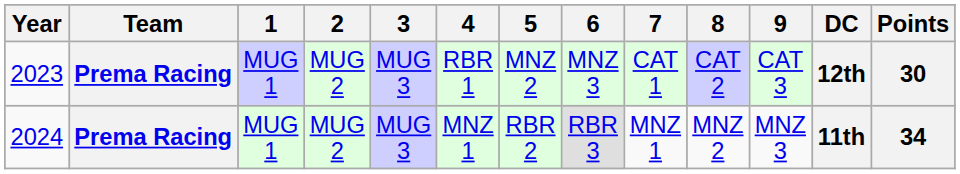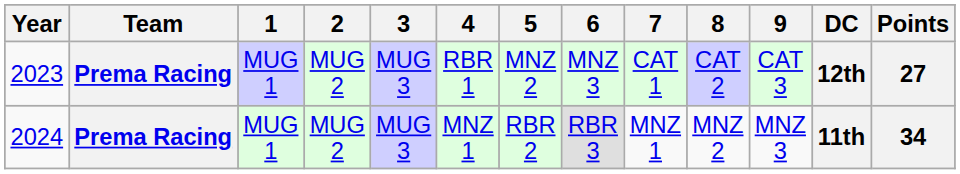(913, 73) 30 -> (913, 73) 27
